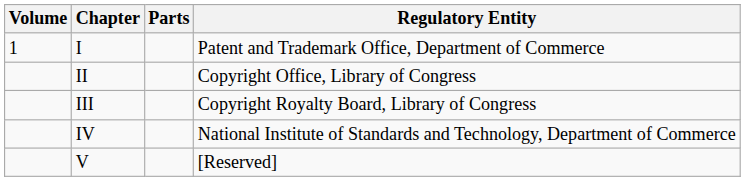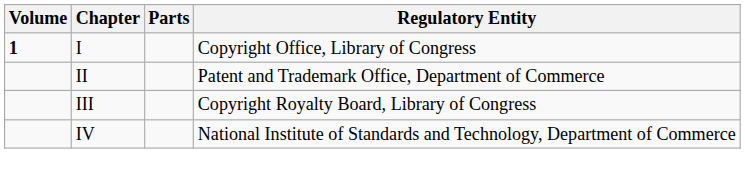(13, 47) normal -> (13, 47) bold
(401, 47) Patent and Trademark Office, Department of Commerce -> (337, 47) Copyright Office, Library of Congress
(337, 76) Copyright Office, Library of Congress -> (401, 76) Patent and Trademark Office, Department of Commerce
- row: (82, 162)
